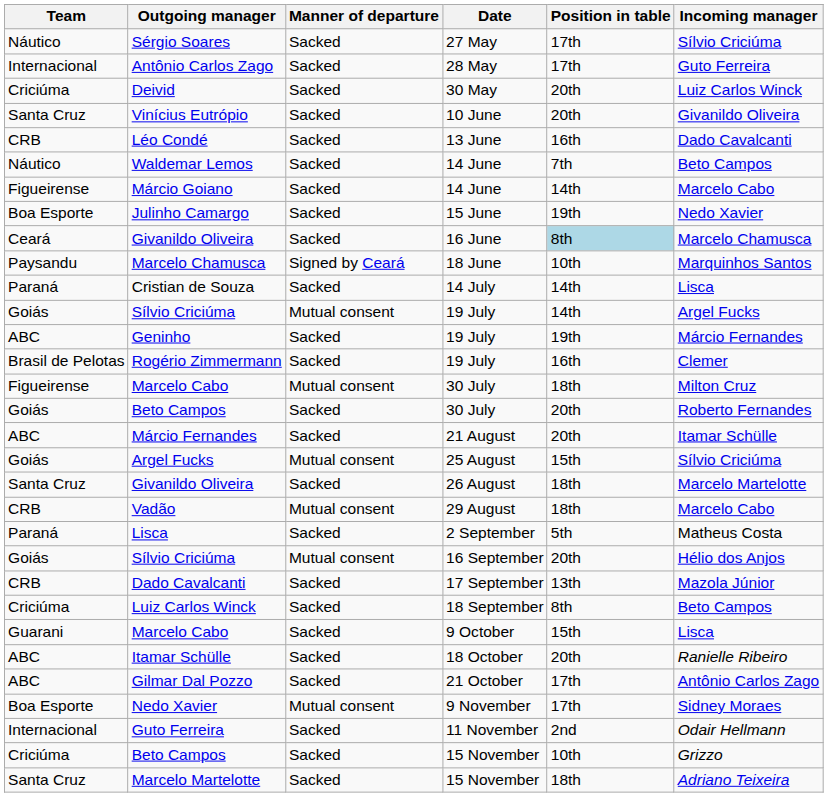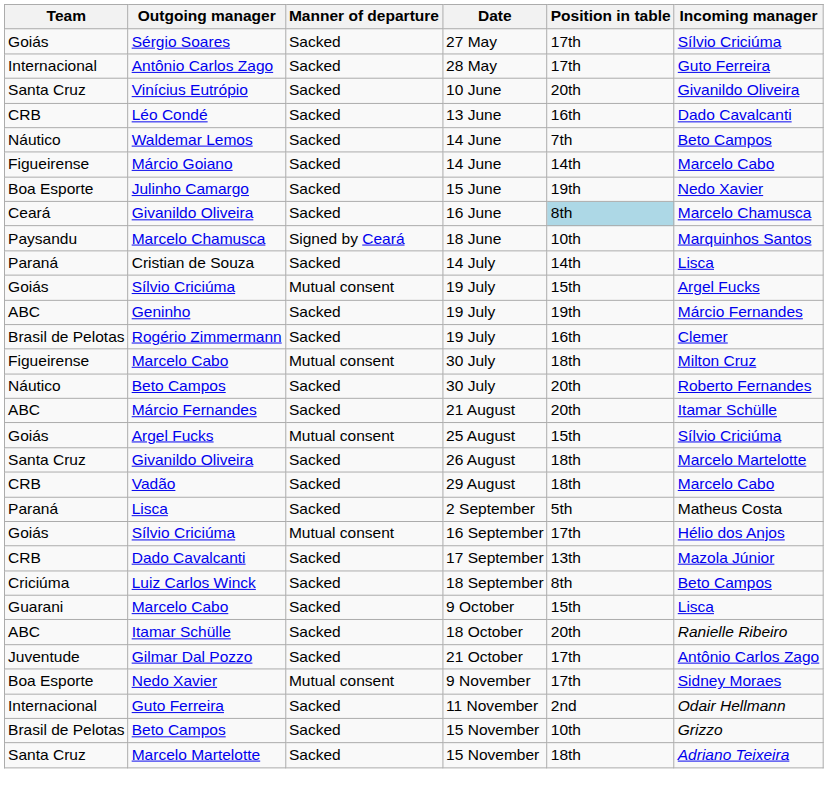(34, 41) Náutico -> (28, 41) Goiás
- row: (153, 90)
(566, 312) 14th -> (566, 287) 15th
(28, 410) Goiás -> (34, 386) Náutico
(342, 509) Mutual consent -> (315, 484) Sacked
(566, 558) 20th -> (566, 533) 17th
(24, 681) ABC -> (44, 656) Juventude
(39, 755) Criciúma -> (66, 730) Brasil de Pelotas
